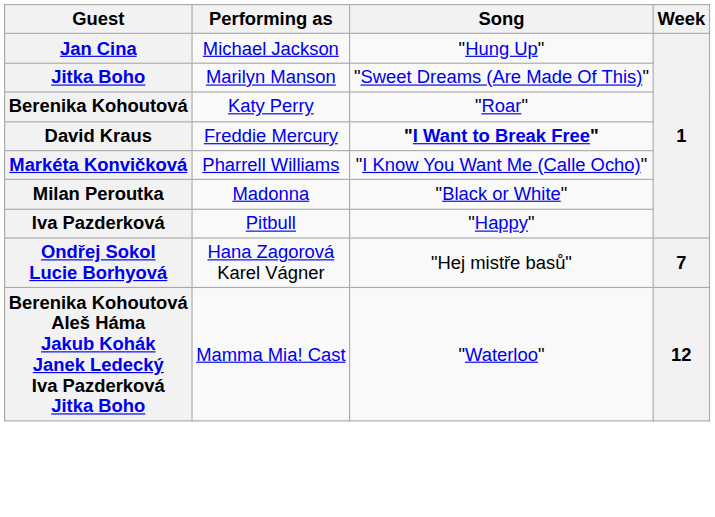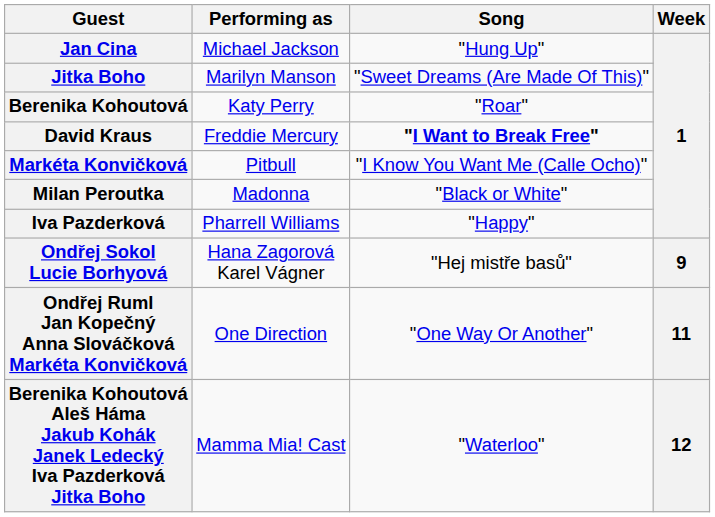(271, 164) Pharrell Williams -> (271, 164) Pitbull
(271, 223) Pitbull -> (271, 223) Pharrell Williams
(681, 262) 7 -> (681, 262) 9
+ row: (98, 333)
